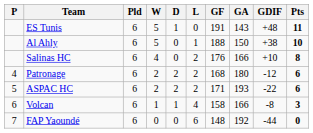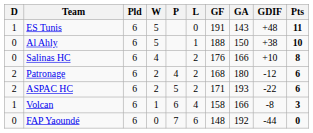columns swapped: (14, 12) <-> (176, 12)
